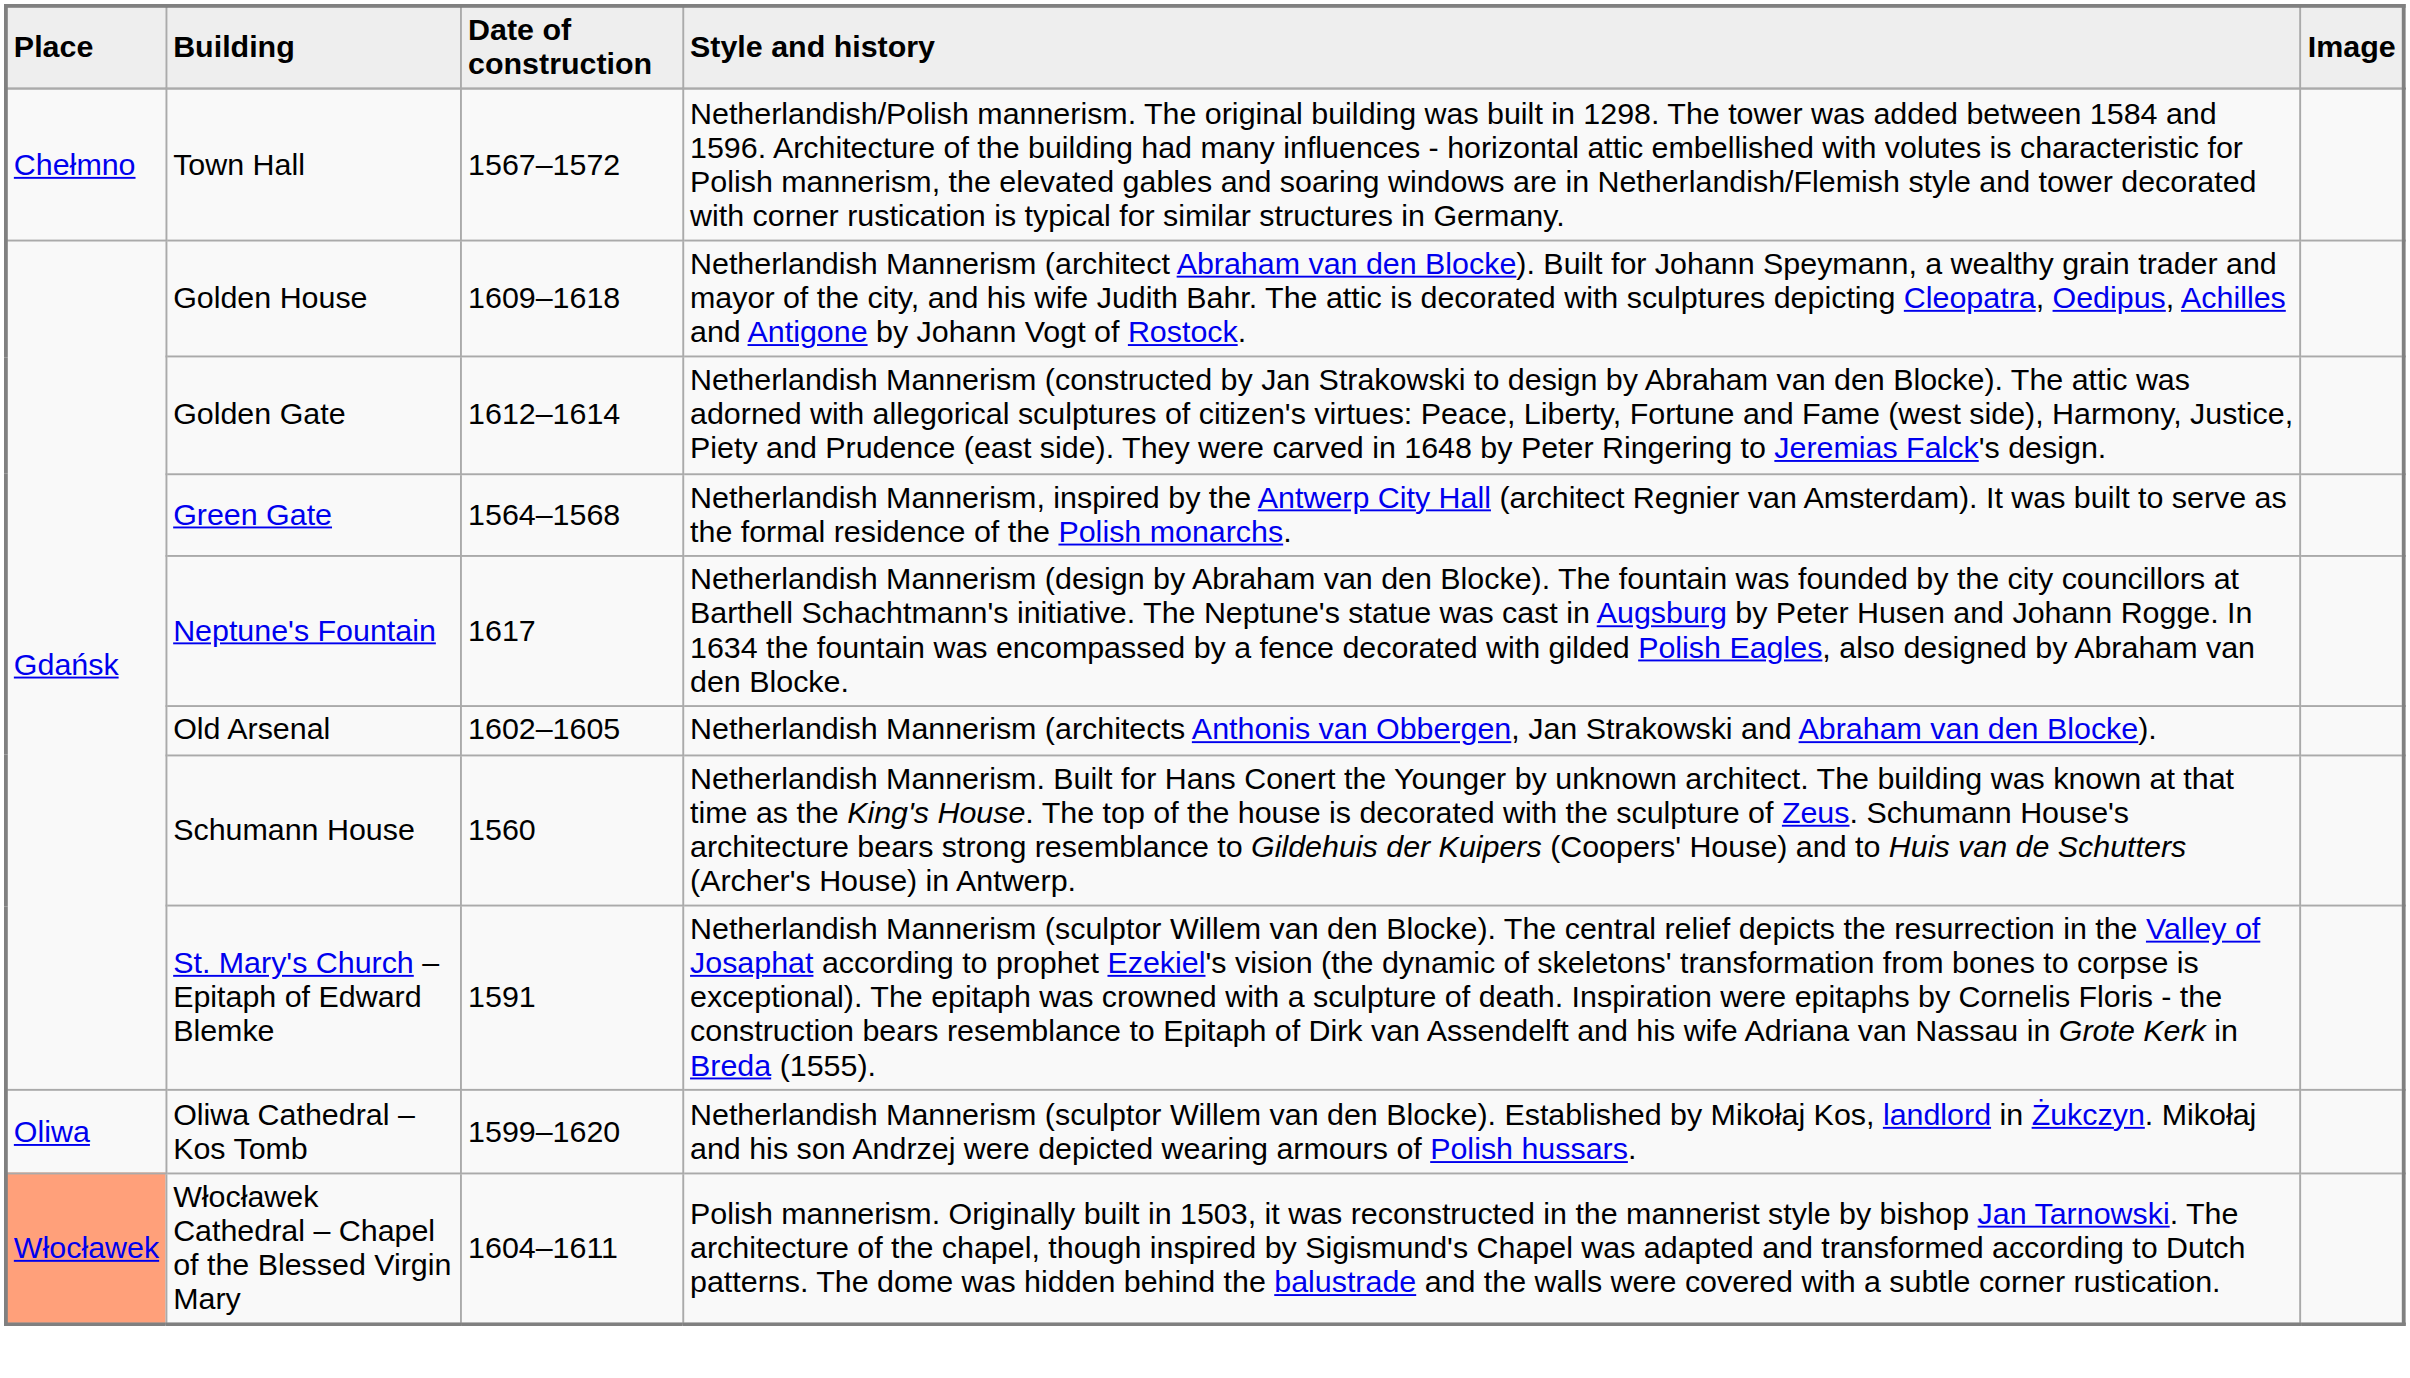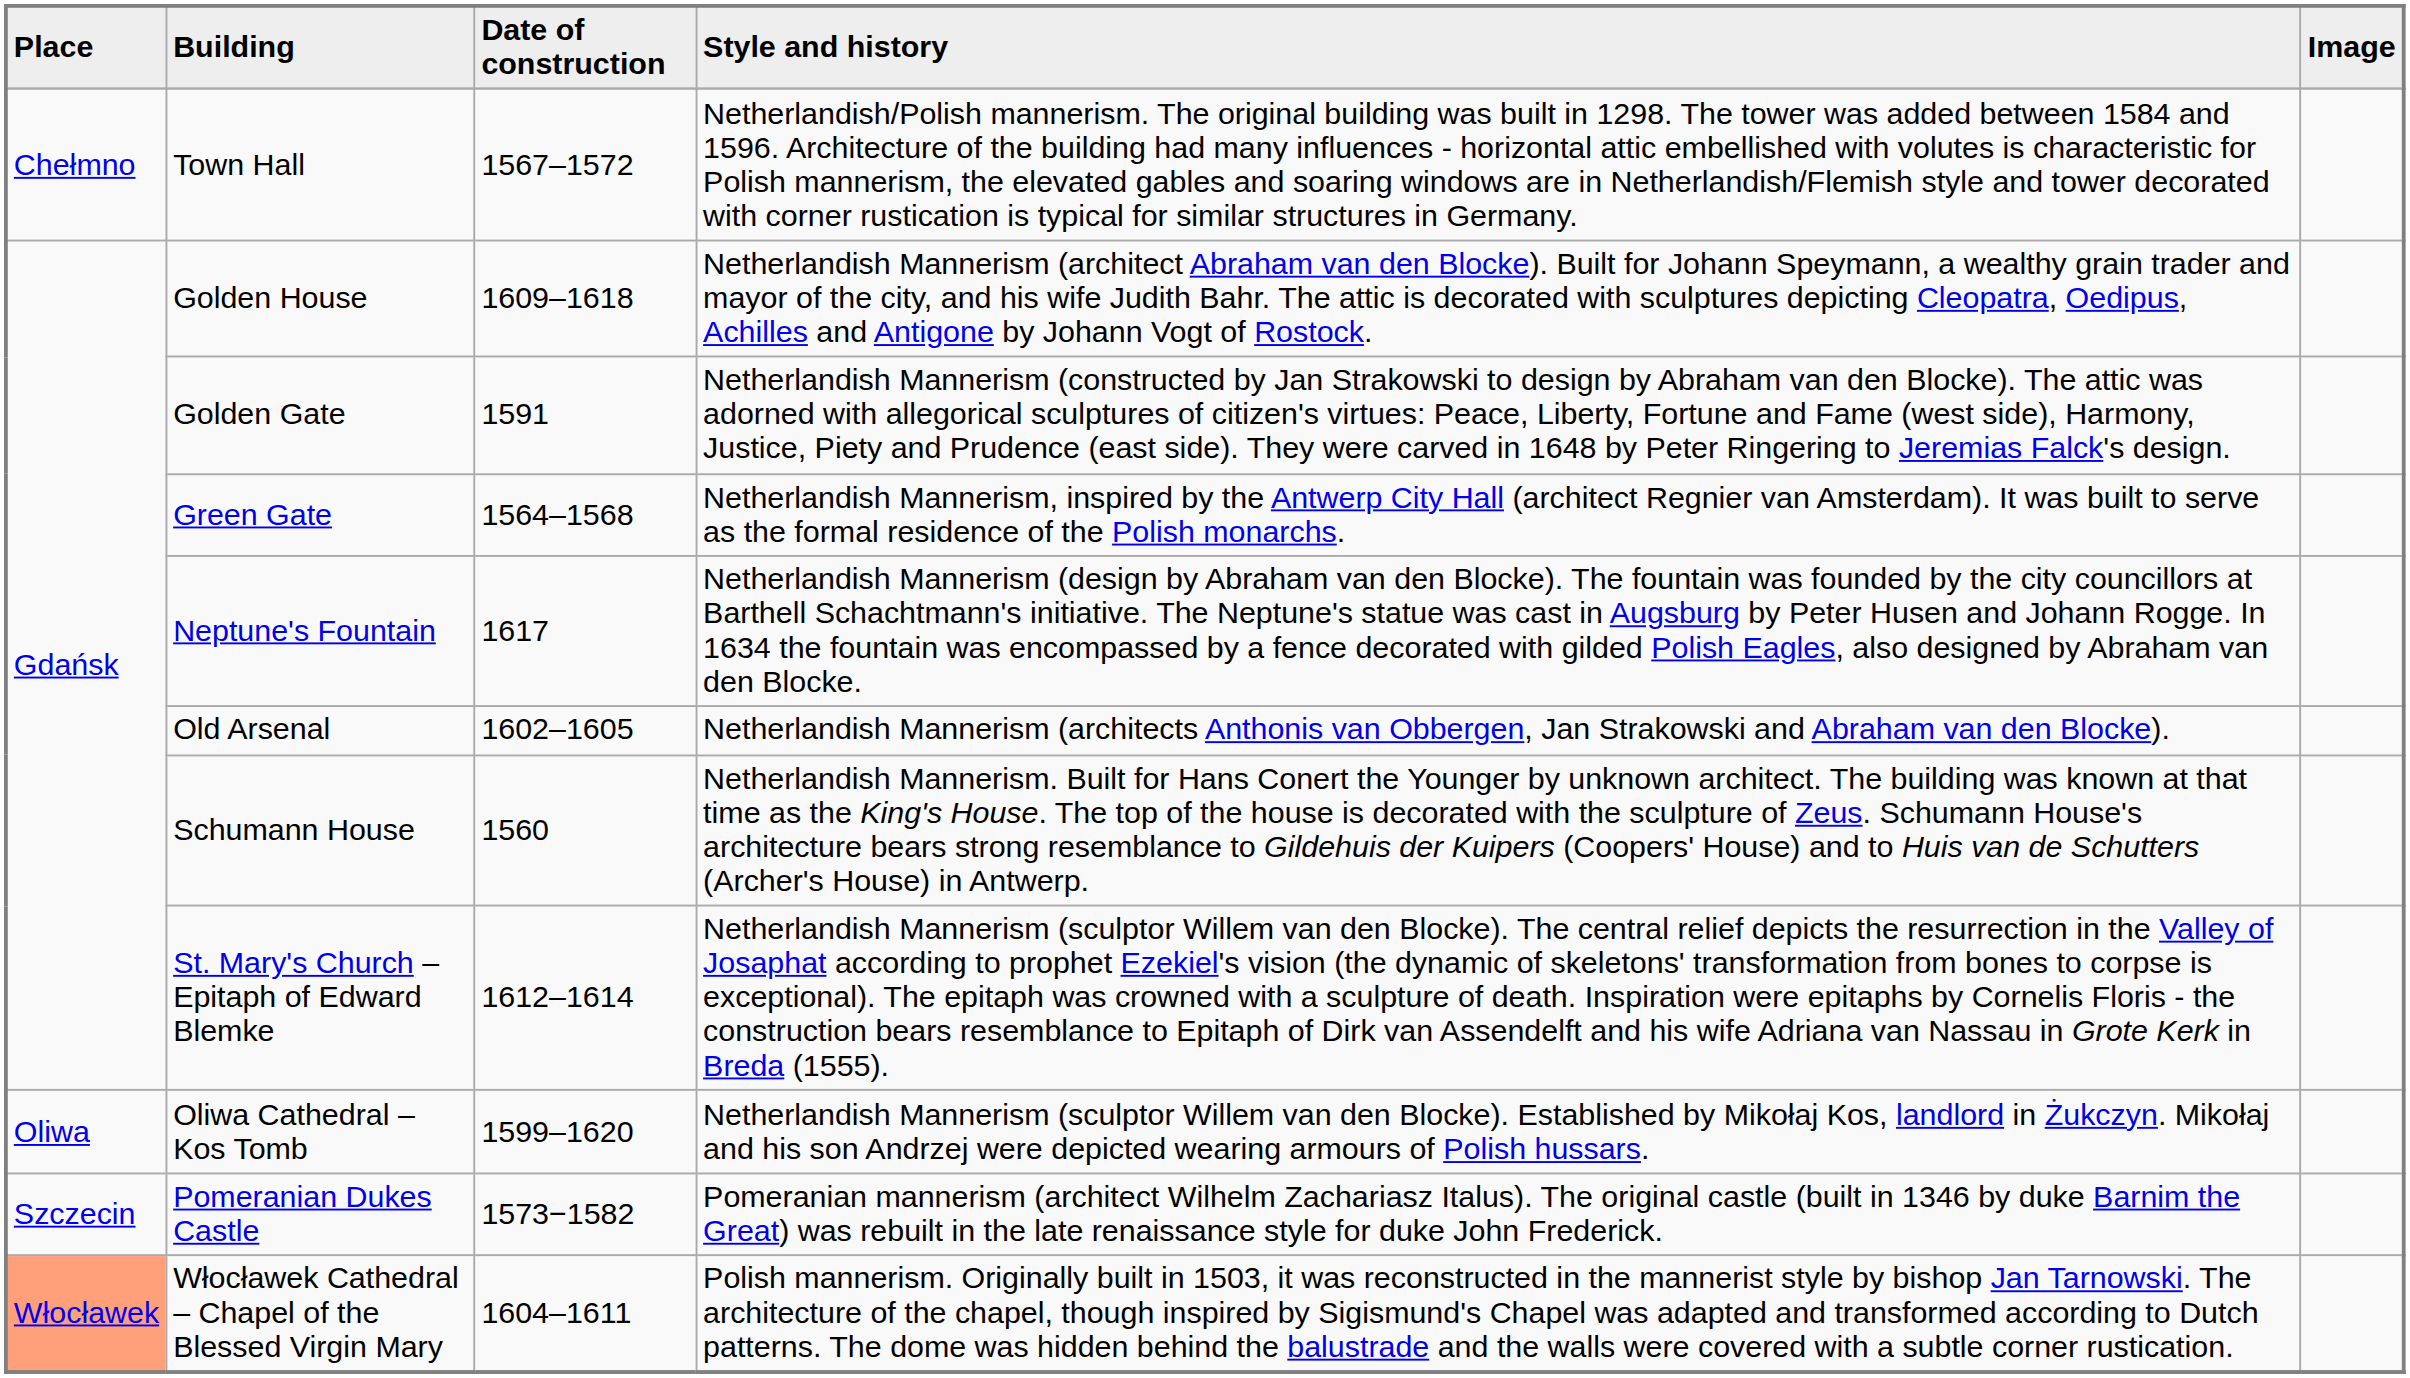(544, 414) 1612–1614 -> (515, 414) 1591
(502, 997) 1591 -> (557, 997) 1612–1614
+ row: (302, 1213)
